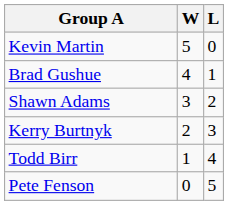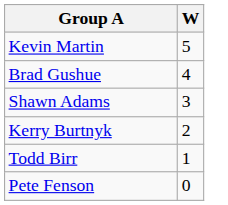- column: (213, 18)
